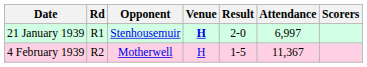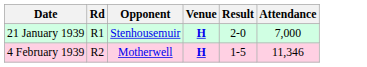- column: (341, 14)
(288, 33) 6,997 -> (288, 33) 7,000
(201, 52) normal -> (201, 52) bold
(288, 52) 11,367 -> (288, 52) 11,346
